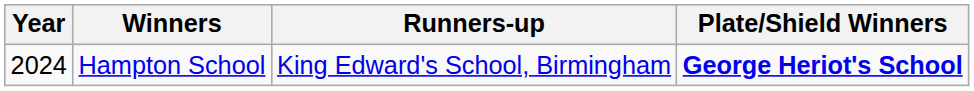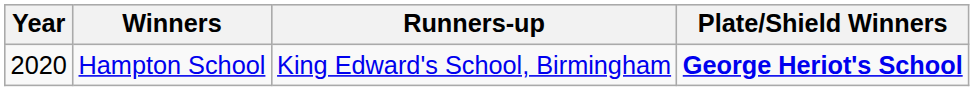(39, 64) 2024 -> (39, 64) 2020
